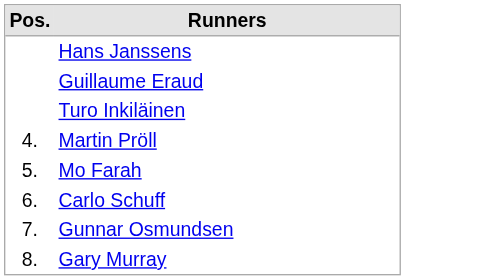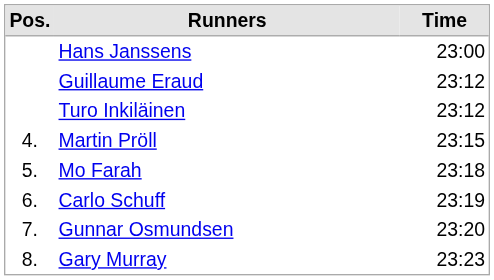+ column: (445, 20)
